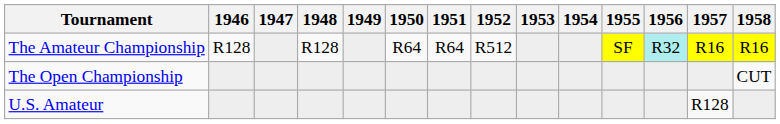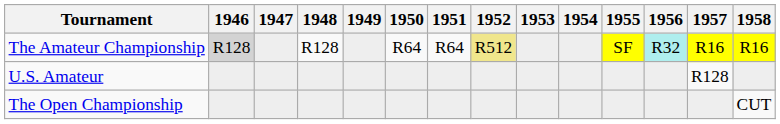(232, 47) no background -> (232, 47) lightgrey background
(493, 47) no background -> (493, 47) khaki background
rows swapped: (96, 76) <-> (56, 104)
